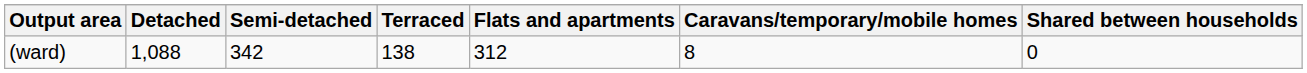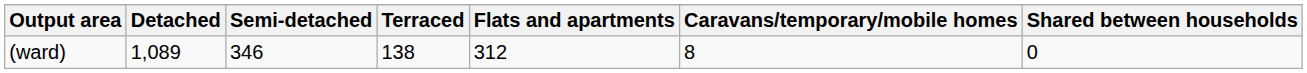(156, 52) 1,088 -> (156, 52) 1,089
(247, 52) 342 -> (247, 52) 346
